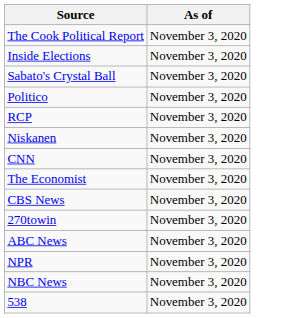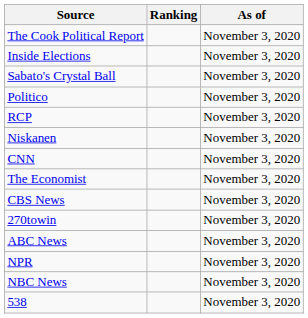+ column: (174, 14)
